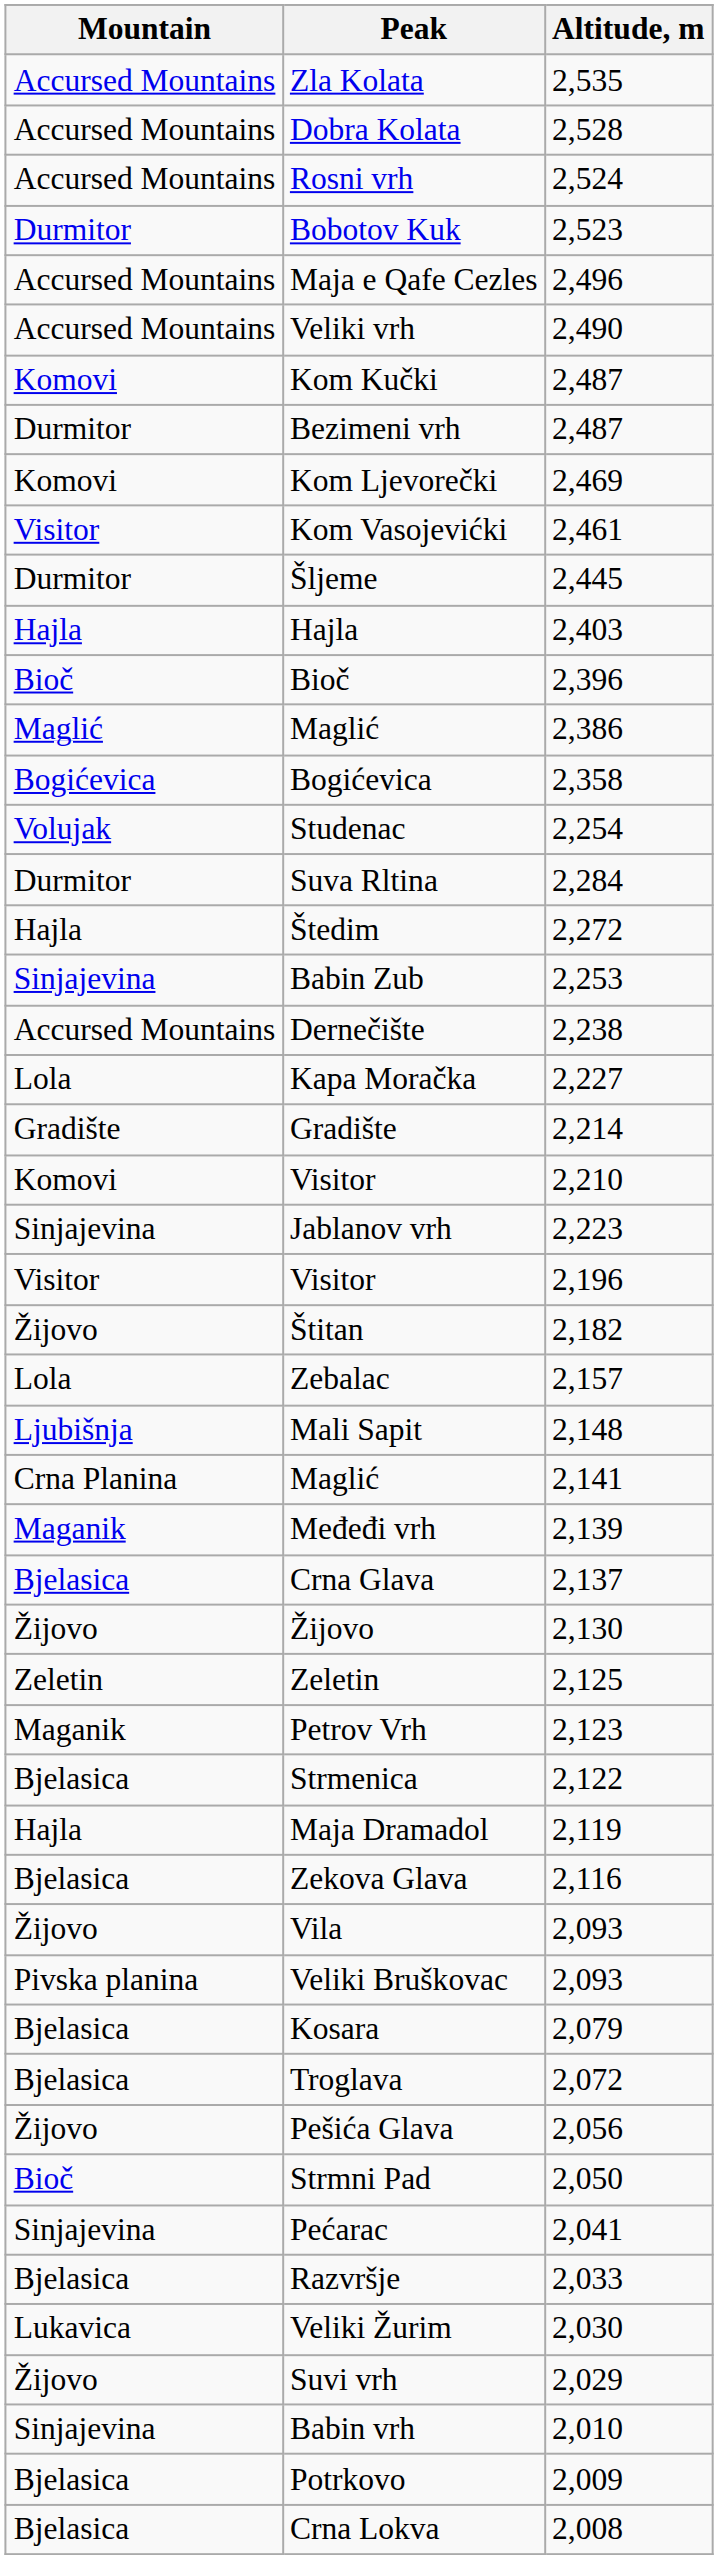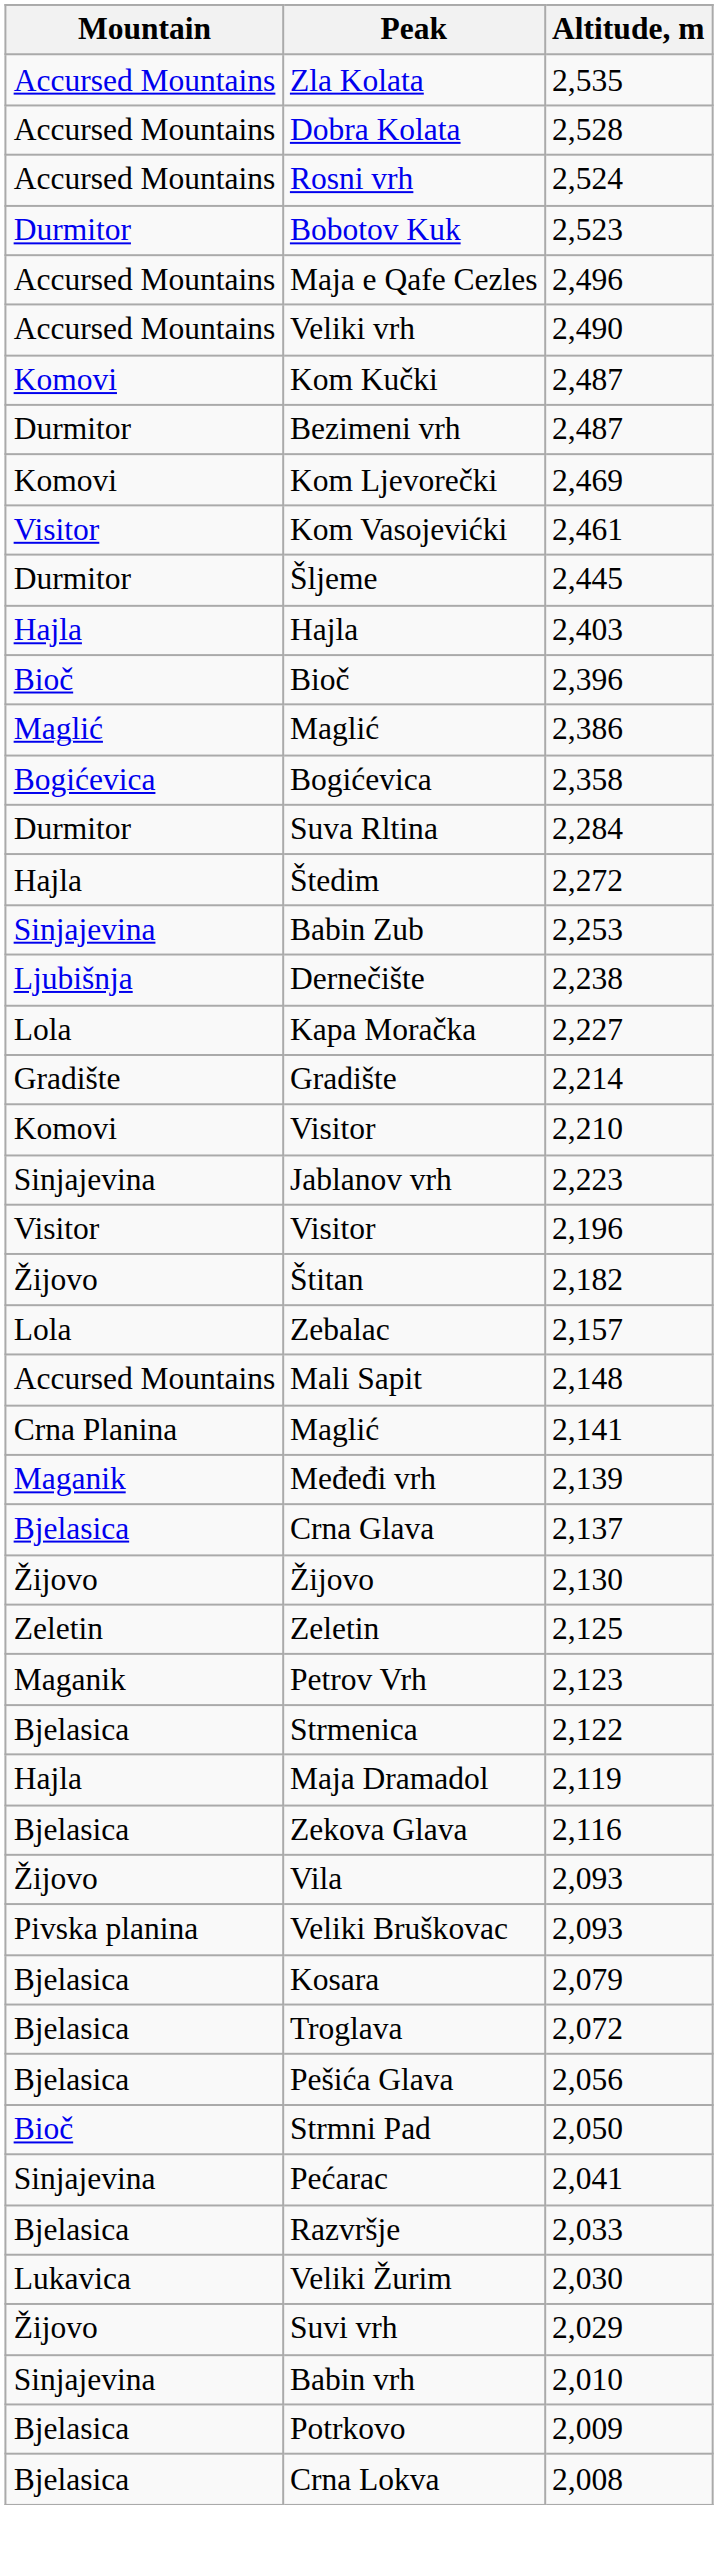- row: (348, 829)
(145, 1029) Accursed Mountains -> (73, 979) Ljubišnja
(73, 1429) Ljubišnja -> (145, 1379) Accursed Mountains
(56, 2129) Žijovo -> (71, 2079) Bjelasica
